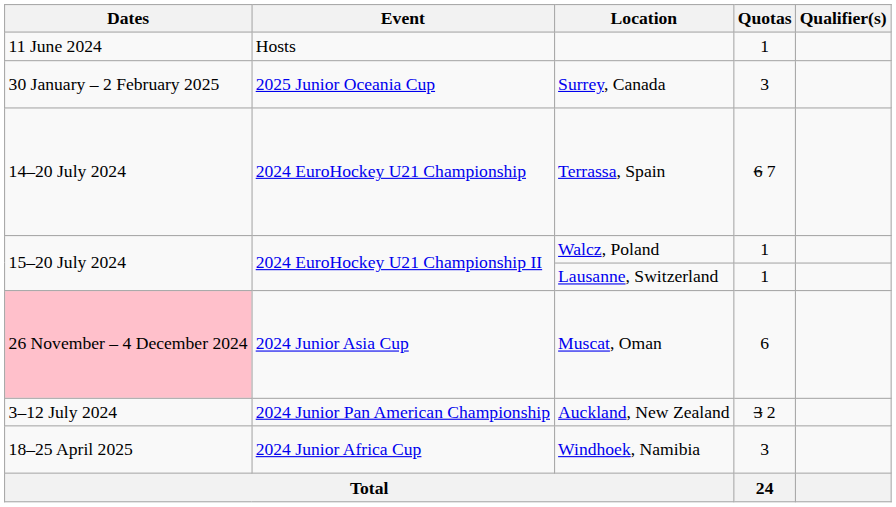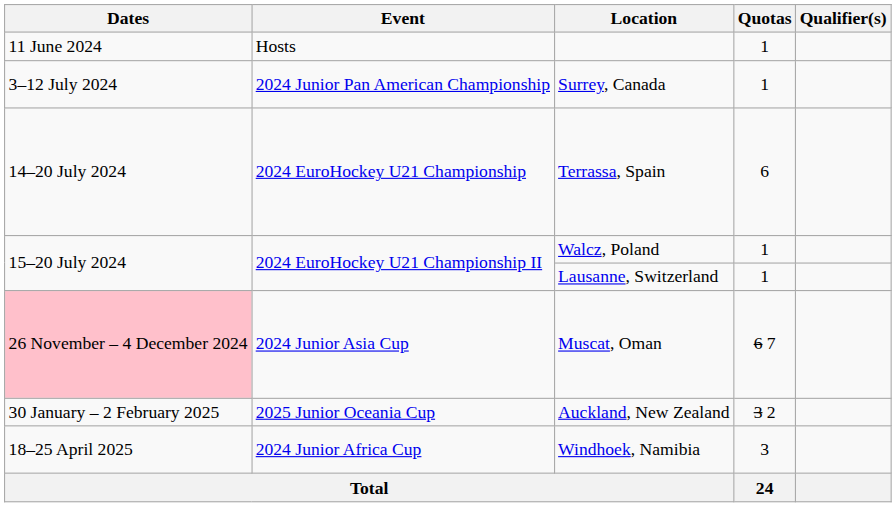(114, 84) 30 January – 2 February 2025 -> (63, 84) 3–12 July 2024
(345, 84) 2025 Junior Oceania Cup -> (403, 84) 2024 Junior Pan American Championship
(765, 84) 3 -> (765, 84) 1
(765, 171) 6 7 -> (765, 171) 6
(765, 344) 6 -> (765, 344) 6 7
(63, 411) 3–12 July 2024 -> (114, 411) 30 January – 2 February 2025
(403, 411) 2024 Junior Pan American Championship -> (345, 411) 2025 Junior Oceania Cup
